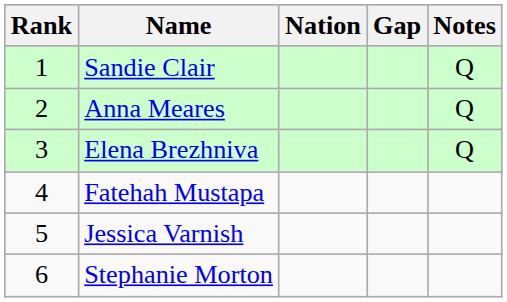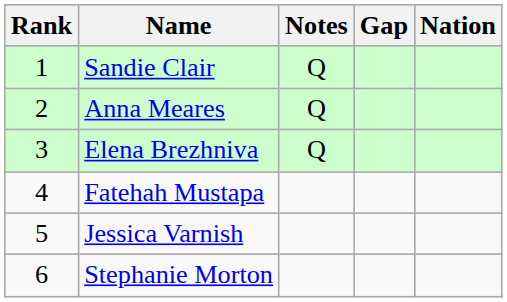columns swapped: (323, 25) <-> (465, 25)
